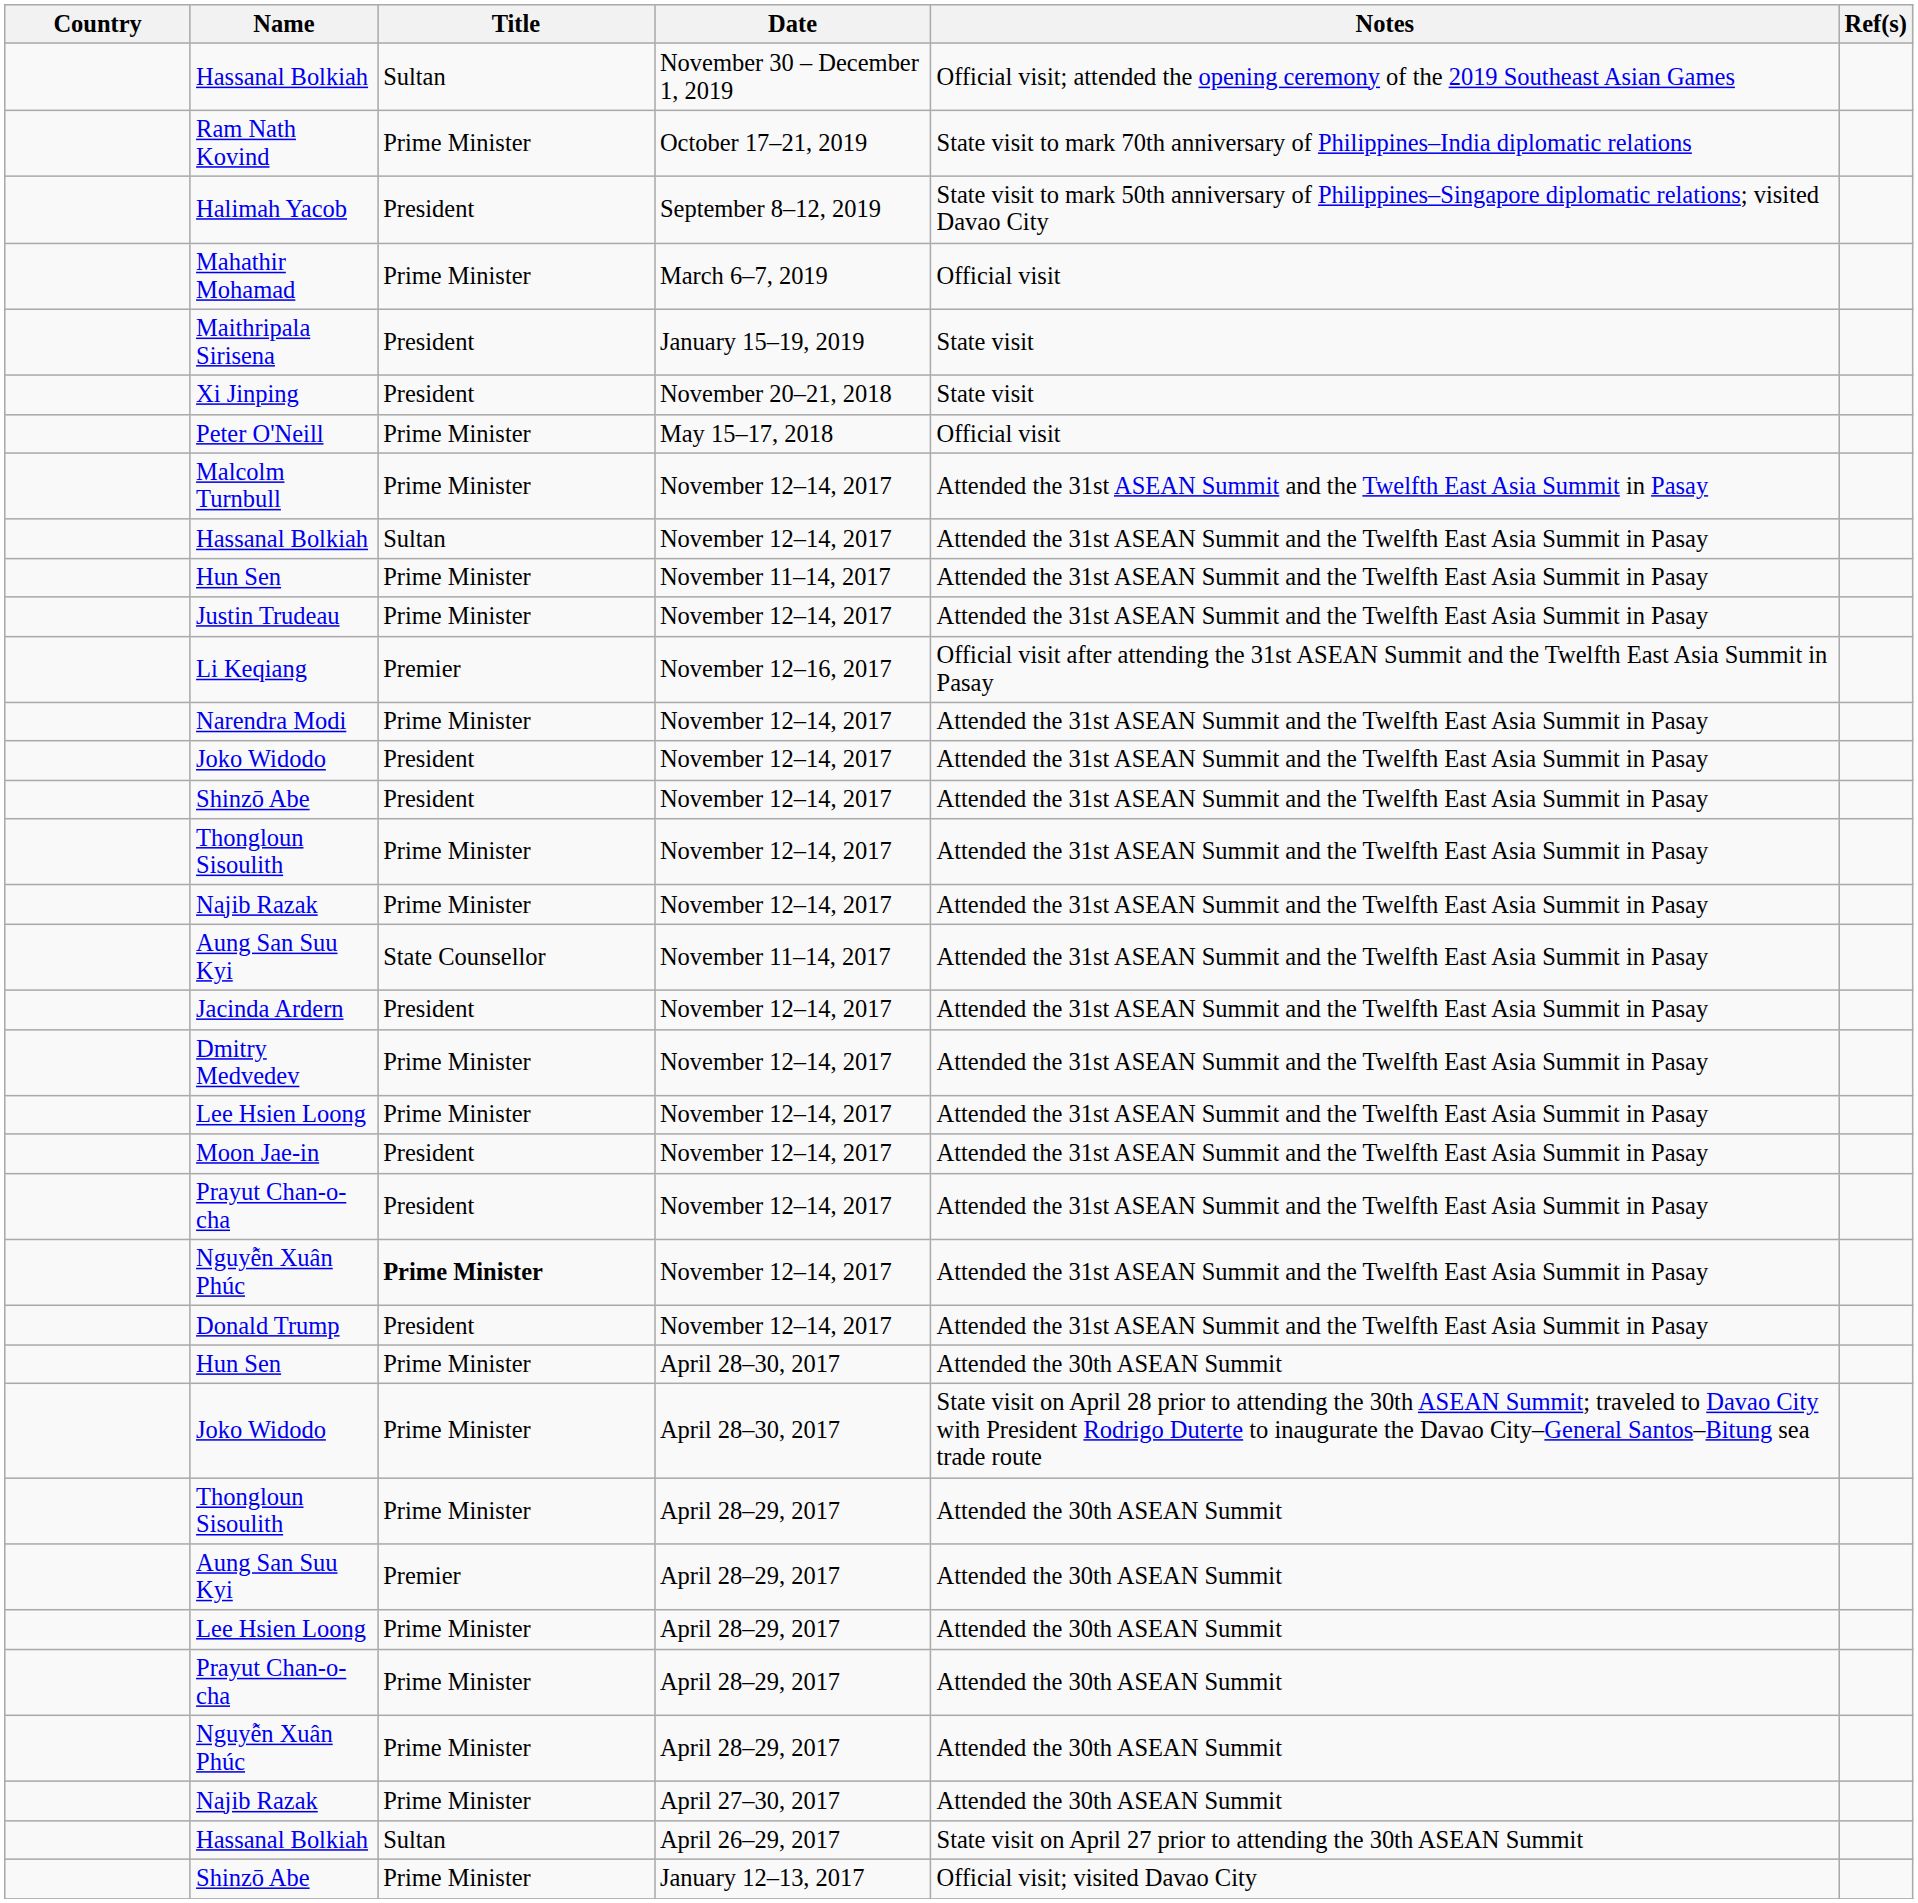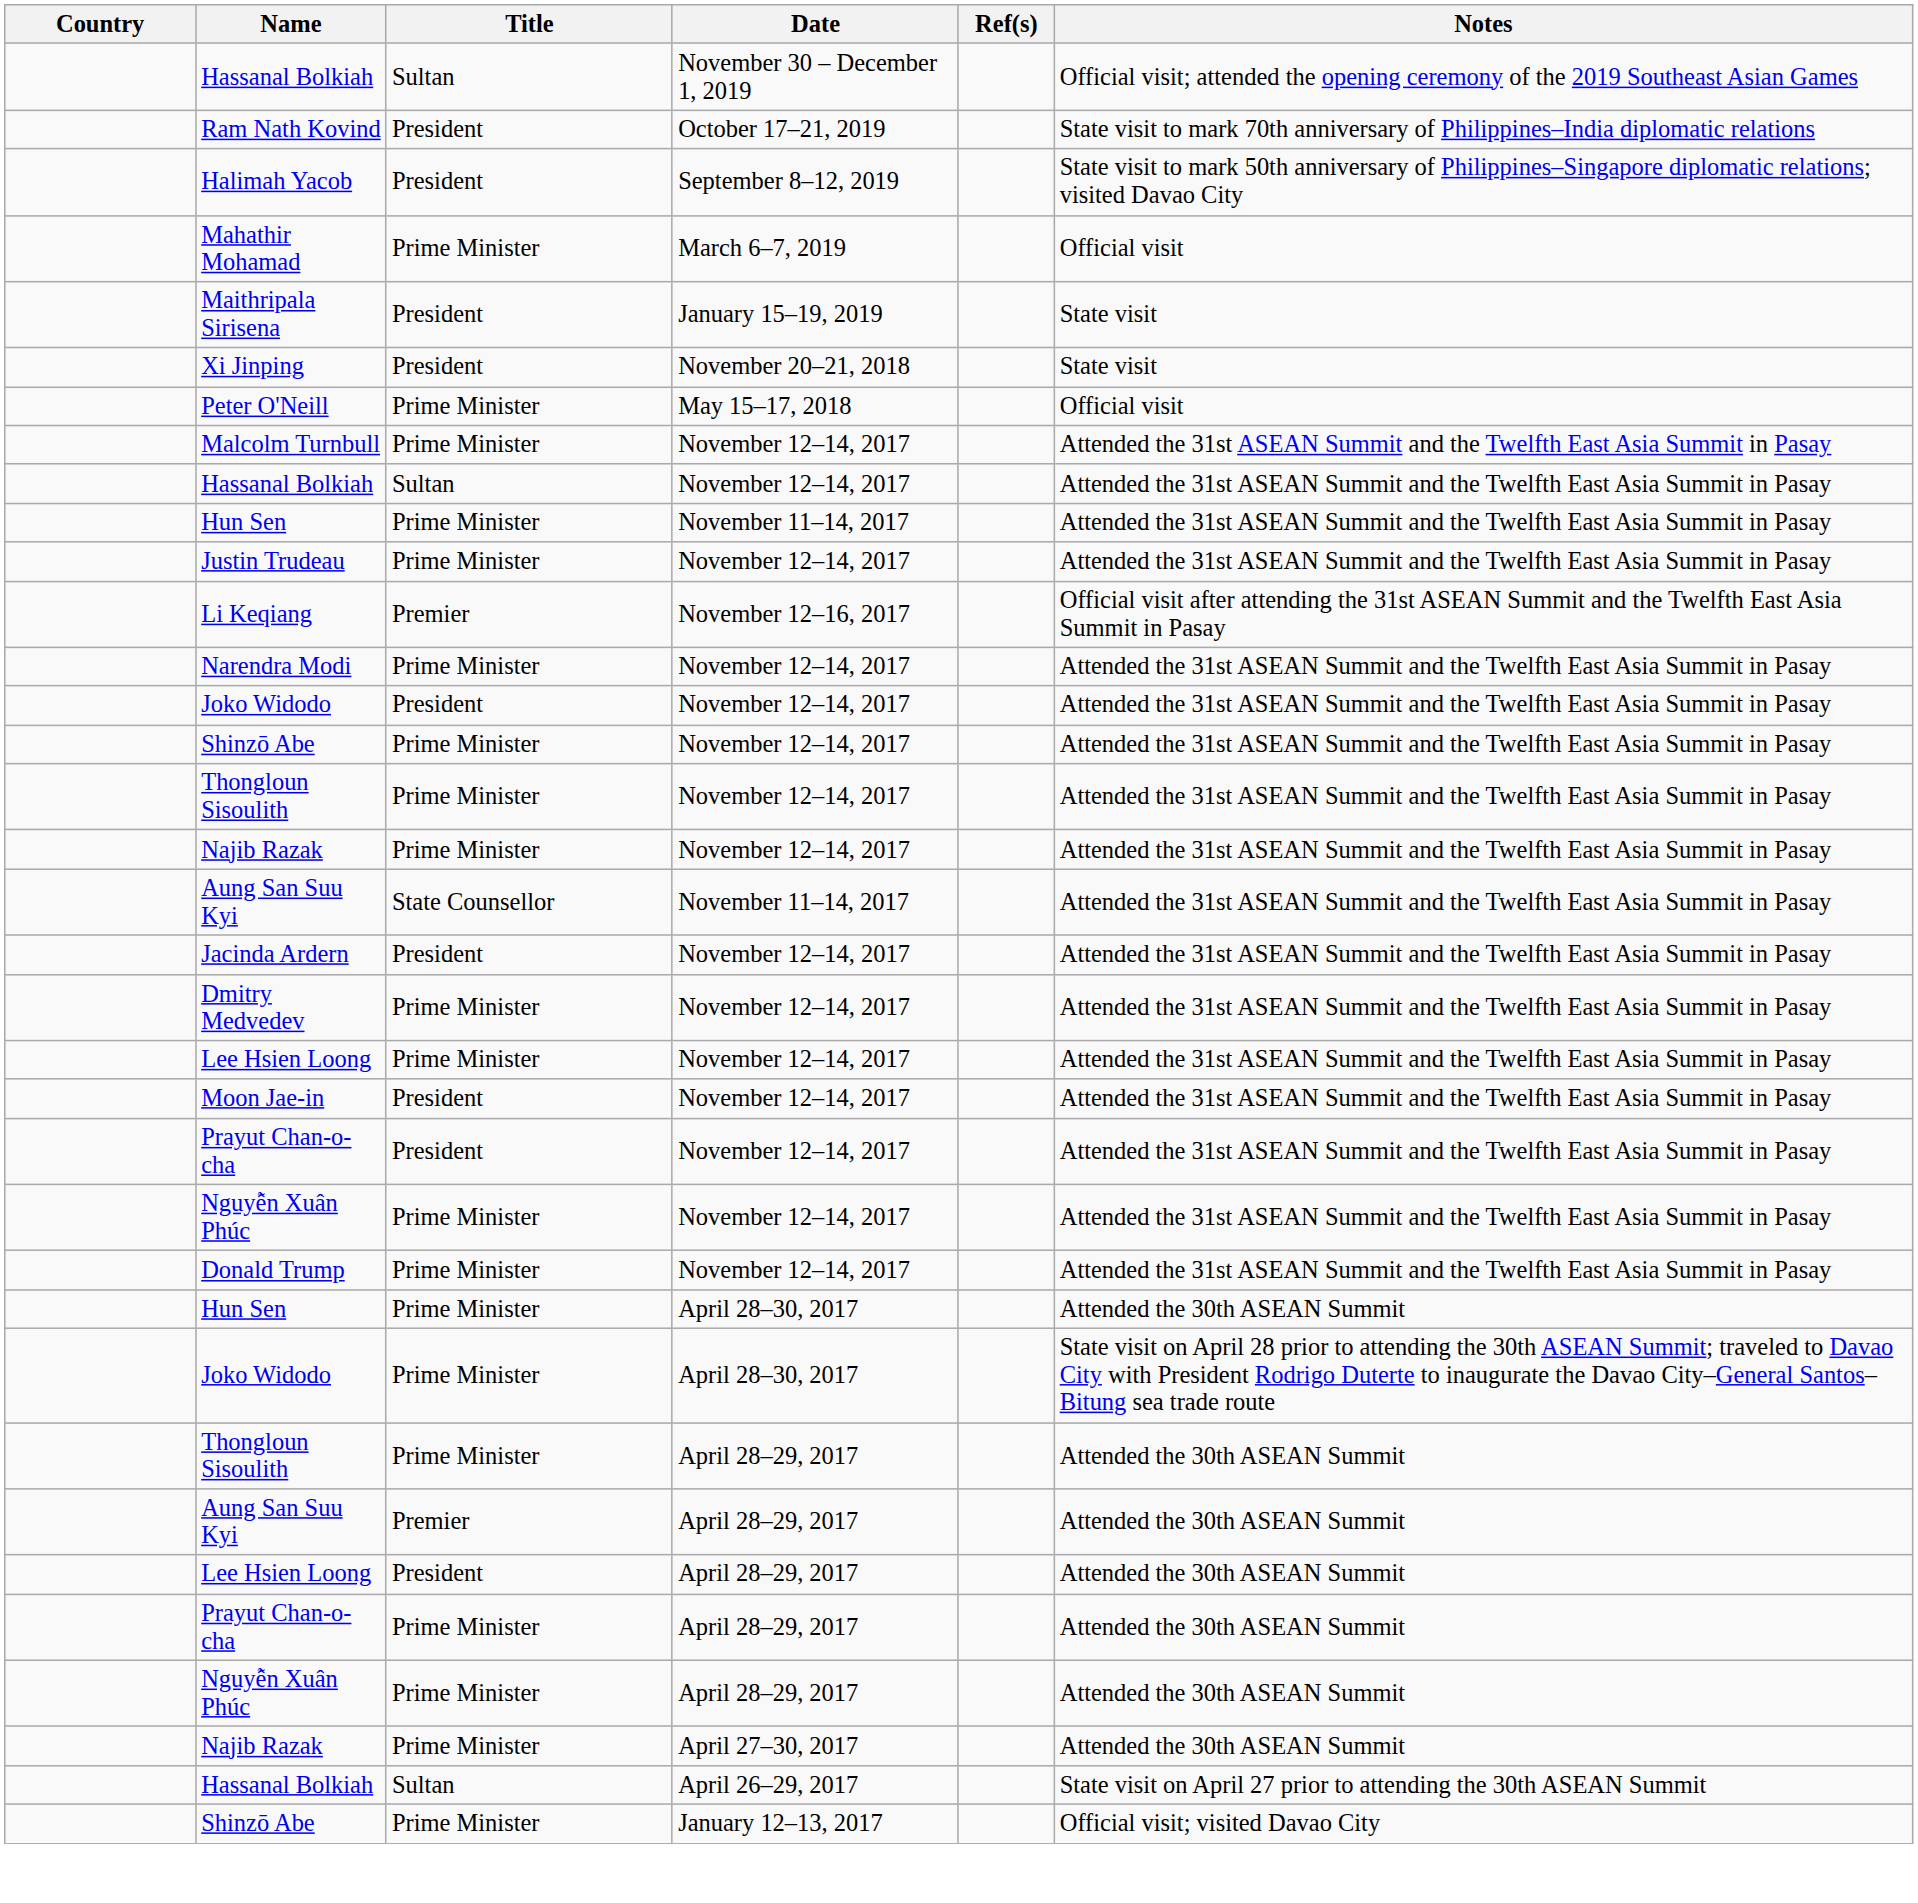columns swapped: (1385, 23) <-> (1876, 23)
(457, 142) Prime Minister -> (438, 129) President
(429, 799) President -> (466, 743) Prime Minister
(463, 1272) bold -> (466, 1217) normal
(429, 1324) President -> (466, 1269) Prime Minister
(457, 1629) Prime Minister -> (438, 1574) President
